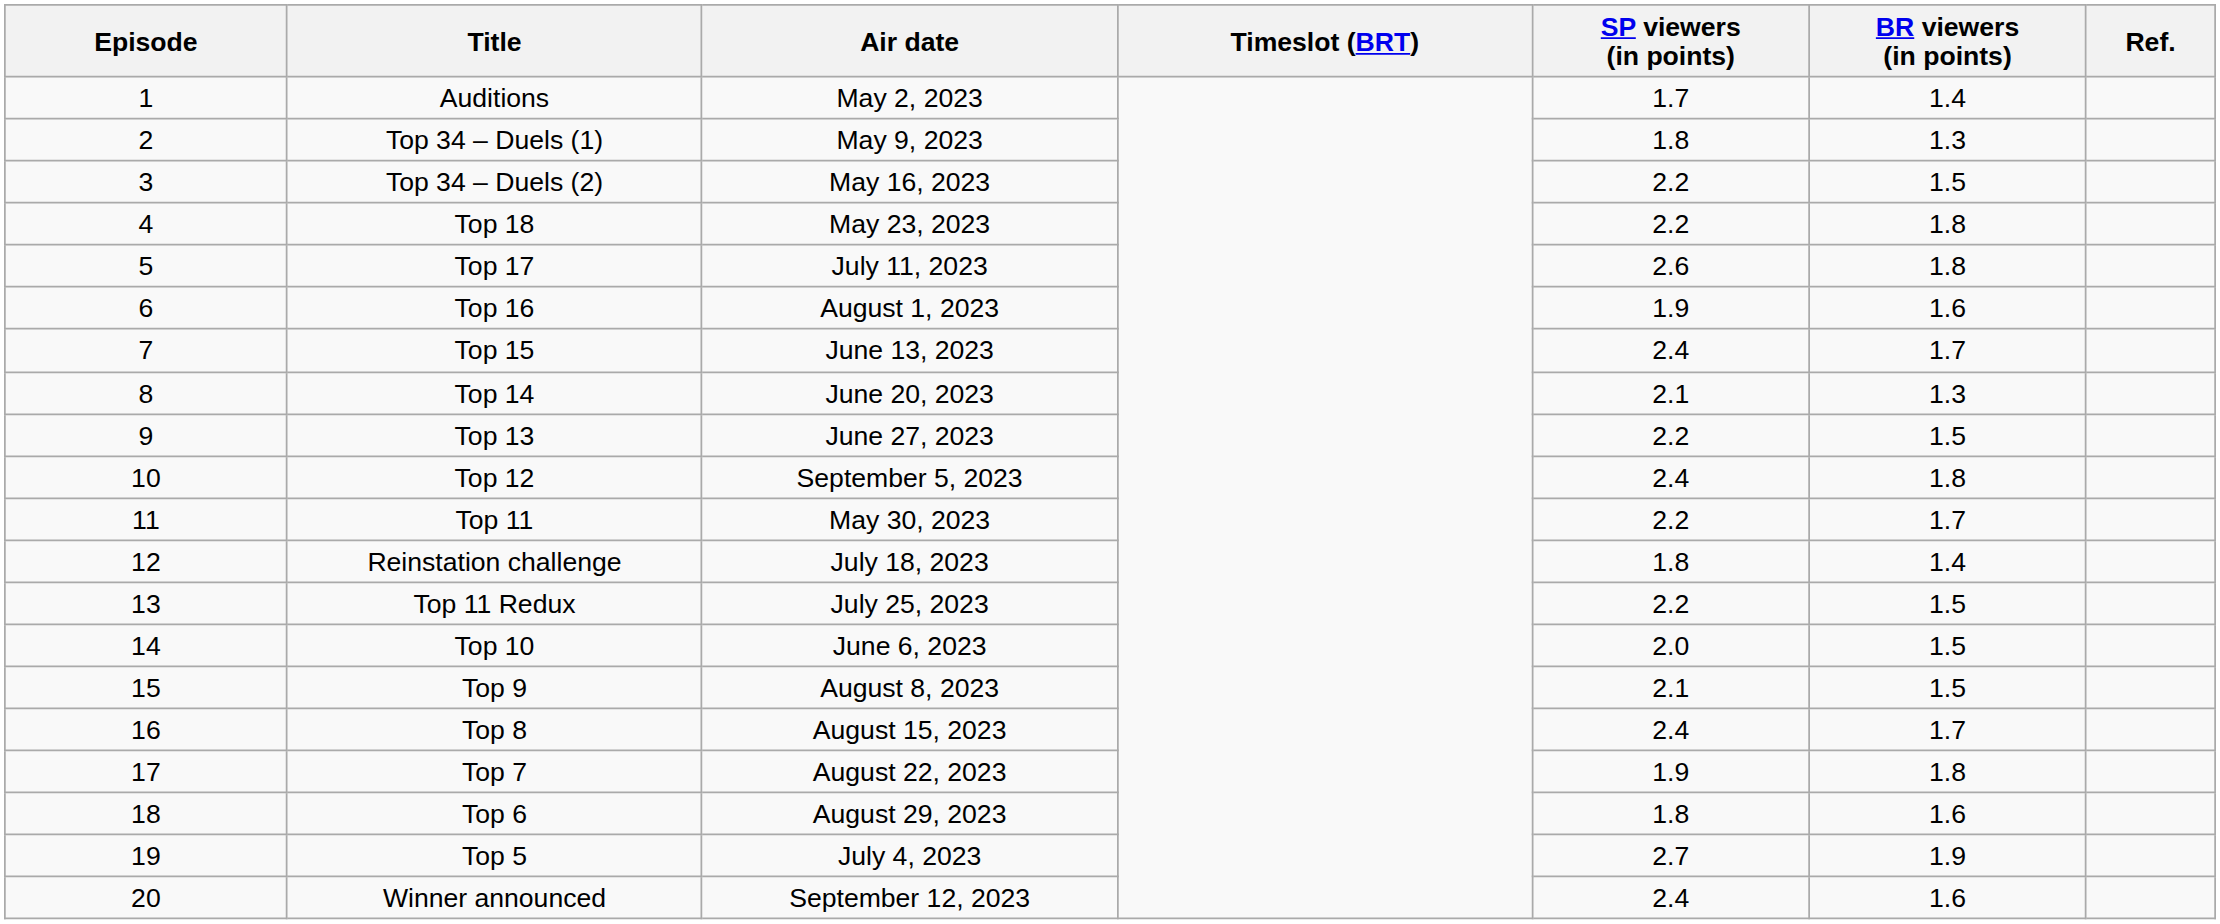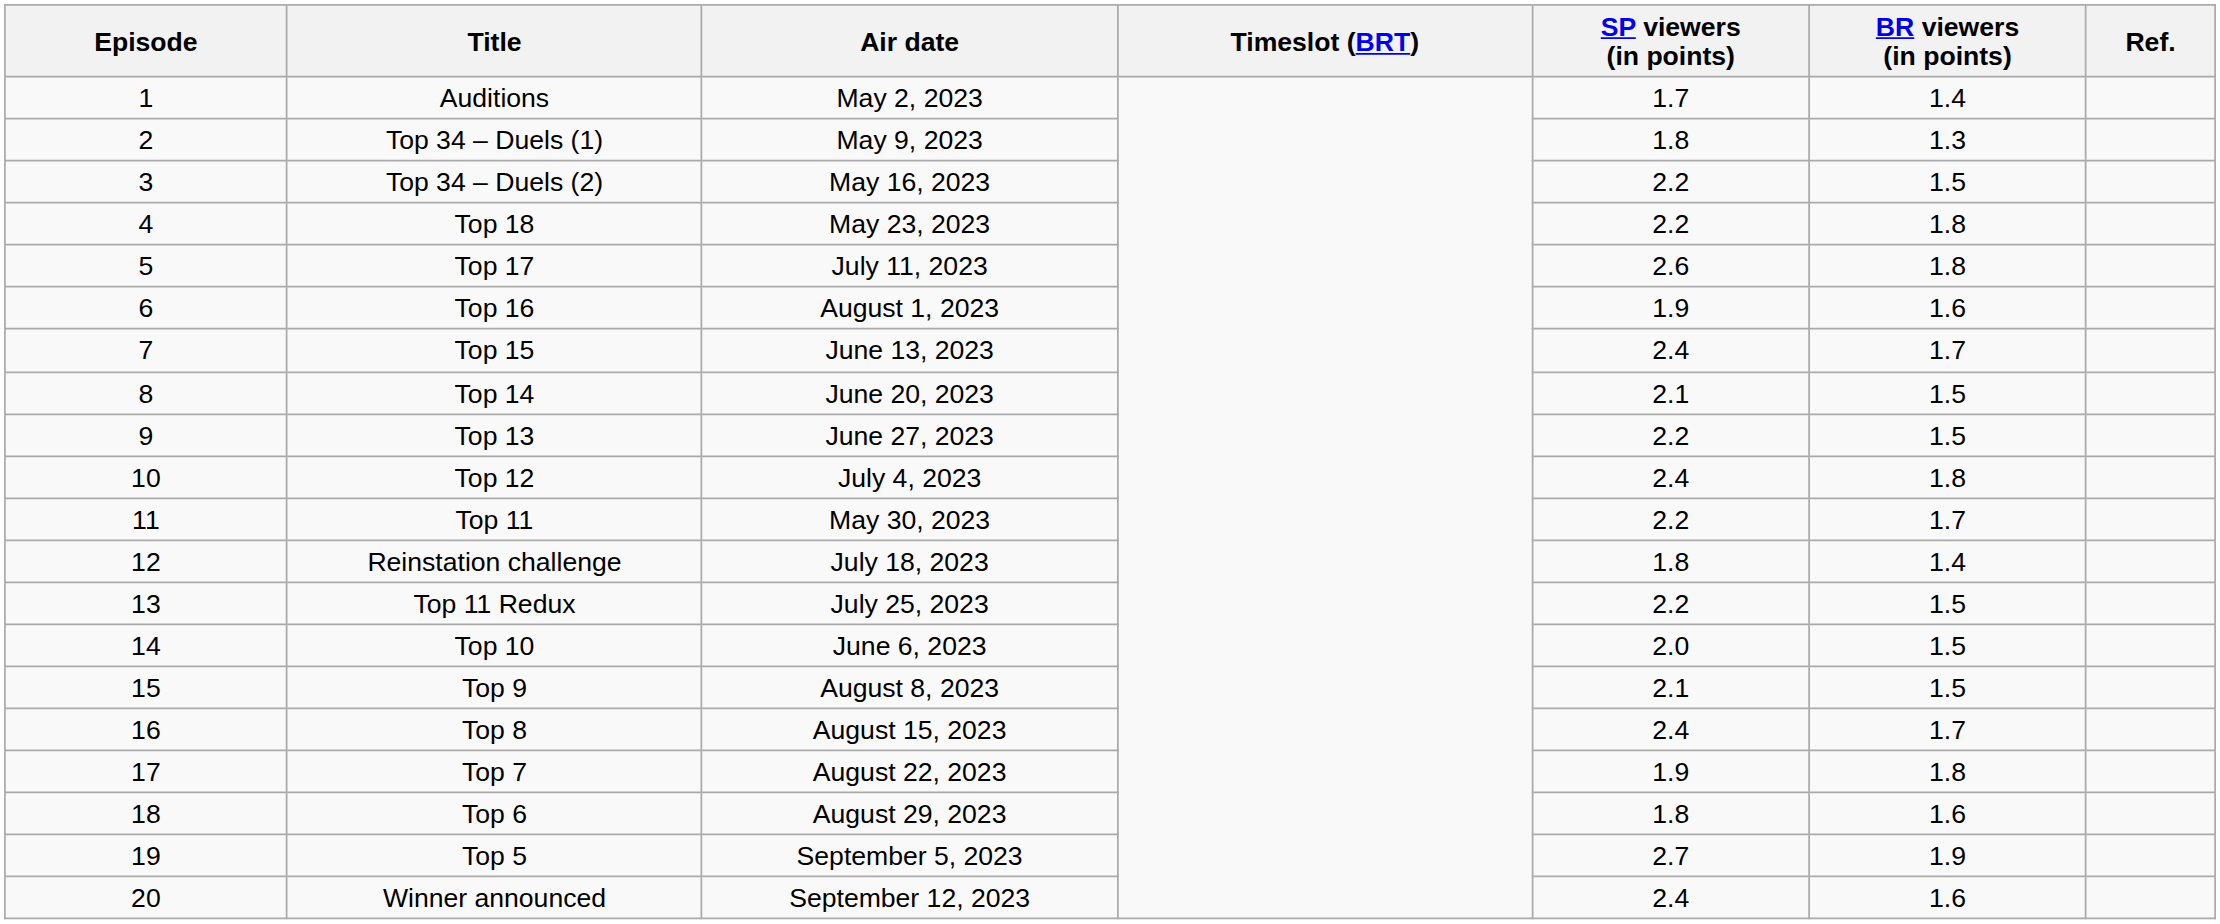(1948, 393) 1.3 -> (1948, 393) 1.5
(910, 477) September 5, 2023 -> (910, 477) July 4, 2023
(910, 856) July 4, 2023 -> (910, 856) September 5, 2023
